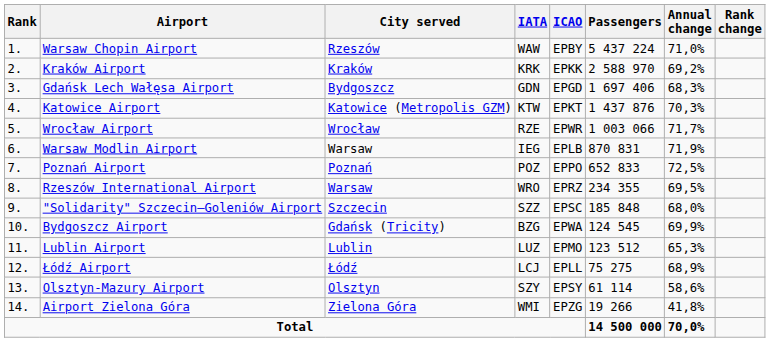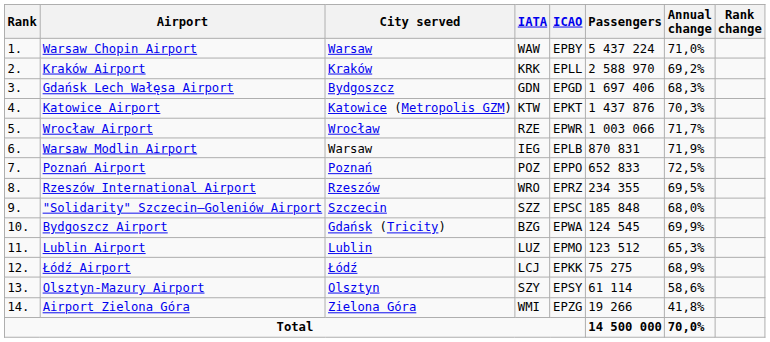(354, 48) Rzeszów -> (350, 48) Warsaw
(568, 68) EPKK -> (568, 68) EPLL
(350, 188) Warsaw -> (354, 188) Rzeszów
(568, 268) EPLL -> (568, 268) EPKK
